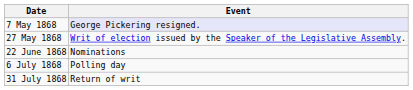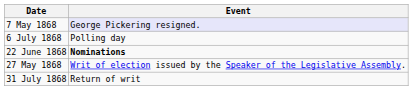rows swapped: (34, 38) <-> (34, 65)
(98, 52) normal -> (98, 52) bold
